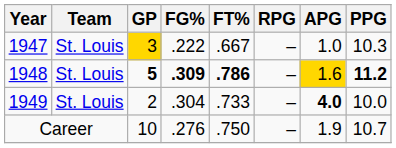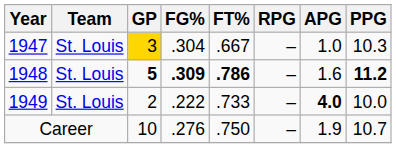(188, 46) .222 -> (188, 46) .304
(330, 74) gold background -> (330, 74) no background
(188, 102) .304 -> (188, 102) .222
